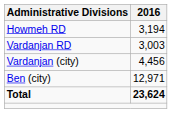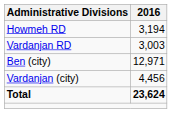rows swapped: (29, 78) <-> (43, 62)
